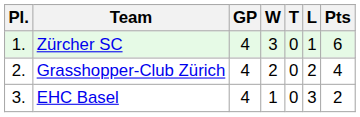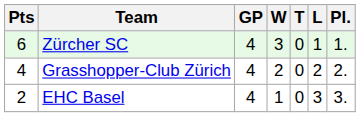columns swapped: (19, 17) <-> (338, 17)
